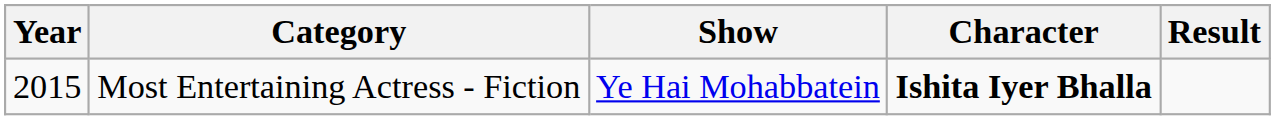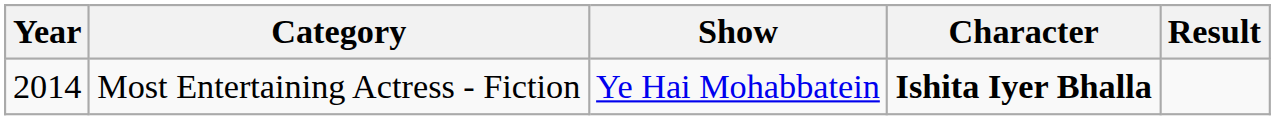(47, 85) 2015 -> (47, 85) 2014
